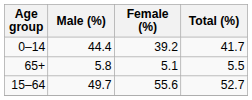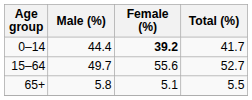(166, 47) normal -> (166, 47) bold
rows swapped: (28, 85) <-> (35, 66)
